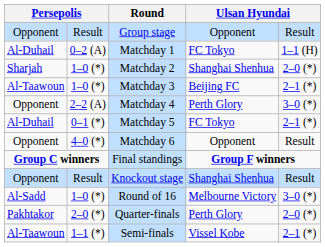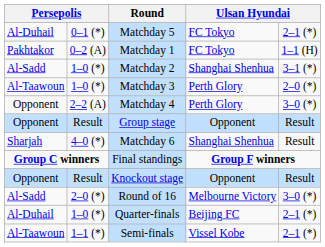rows swapped: (147, 31) <-> (147, 123)
(30, 50) Al-Duhail -> (30, 50) Pakhtakor
(25, 68) Sharjah -> (26, 68) Al-Sadd
(300, 68) 2–0 (*) -> (300, 68) 3–1 (*)
(214, 86) Beijing FC -> (216, 86) Perth Glory
(300, 86) 2–1 (*) -> (300, 86) 2–0 (*)
(36, 141) Opponent -> (25, 141) Sharjah
(232, 141) Opponent -> (231, 141) Shanghai Shenhua
(231, 178) Shanghai Shenhua -> (232, 178) Opponent
(88, 196) 1–0 (*) -> (88, 196) 2–0 (*)
(30, 214) Pakhtakor -> (30, 214) Al-Duhail
(88, 214) 2–0 (*) -> (88, 214) 1–0 (*)
(216, 214) Perth Glory -> (214, 214) Beijing FC
(300, 214) 2–0 (*) -> (300, 214) 2–1 (*)
